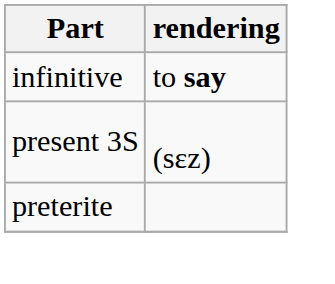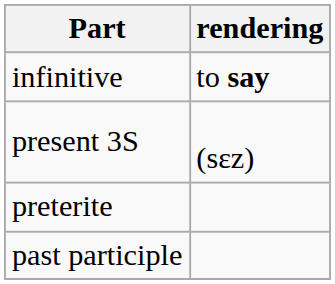+ row: (97, 254)
